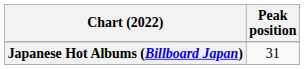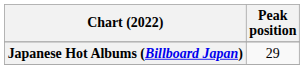(273, 53) 31 -> (273, 53) 29
